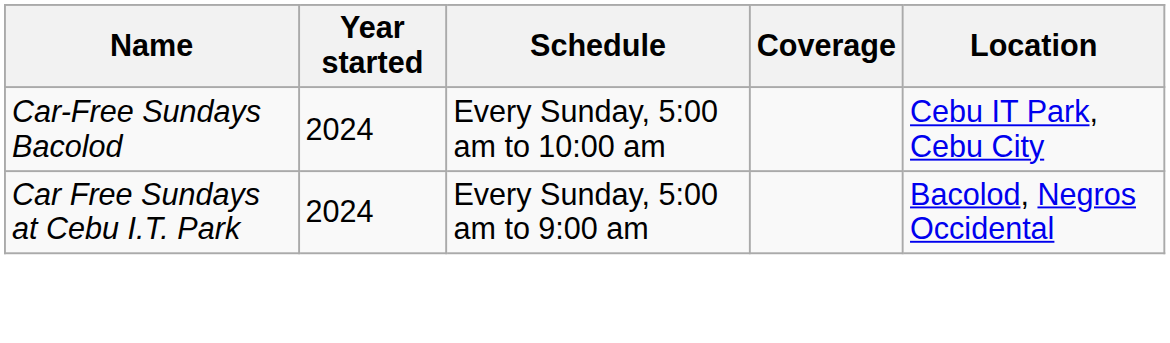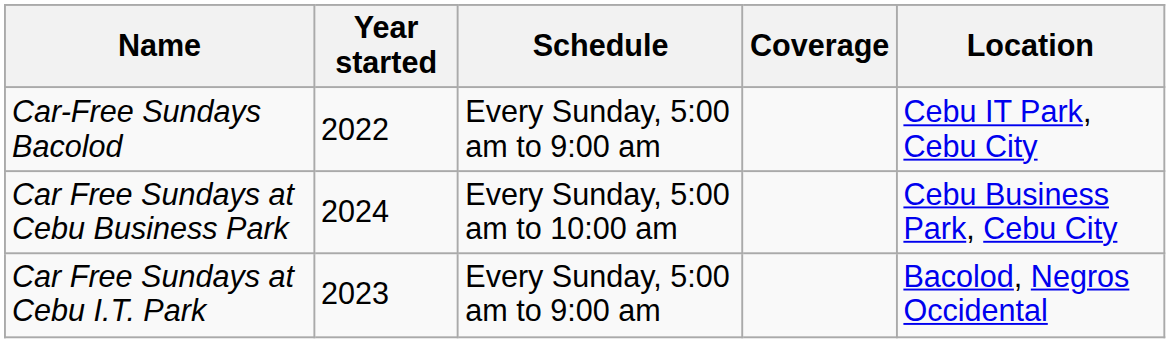(339, 128) 2024 -> (355, 128) 2022
(586, 128) Every Sunday, 5:00 am to 10:00 am -> (597, 128) Every Sunday, 5:00 am to 9:00 am
+ row: (153, 211)
(339, 211) 2024 -> (355, 294) 2023
